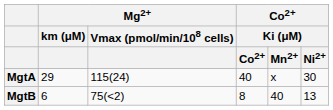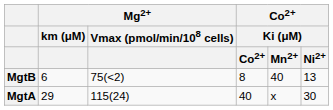rows swapped: (21, 77) <-> (21, 96)
